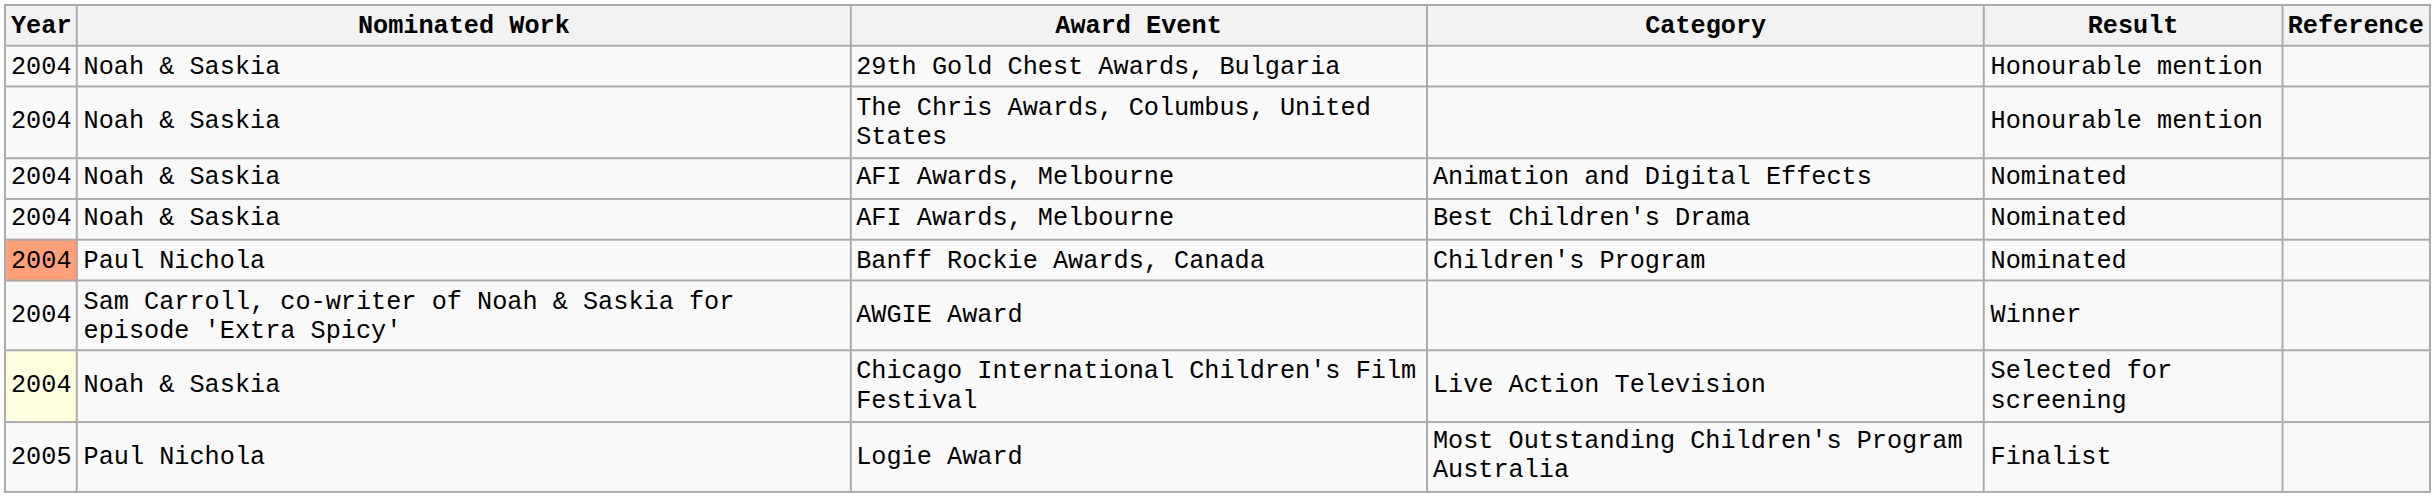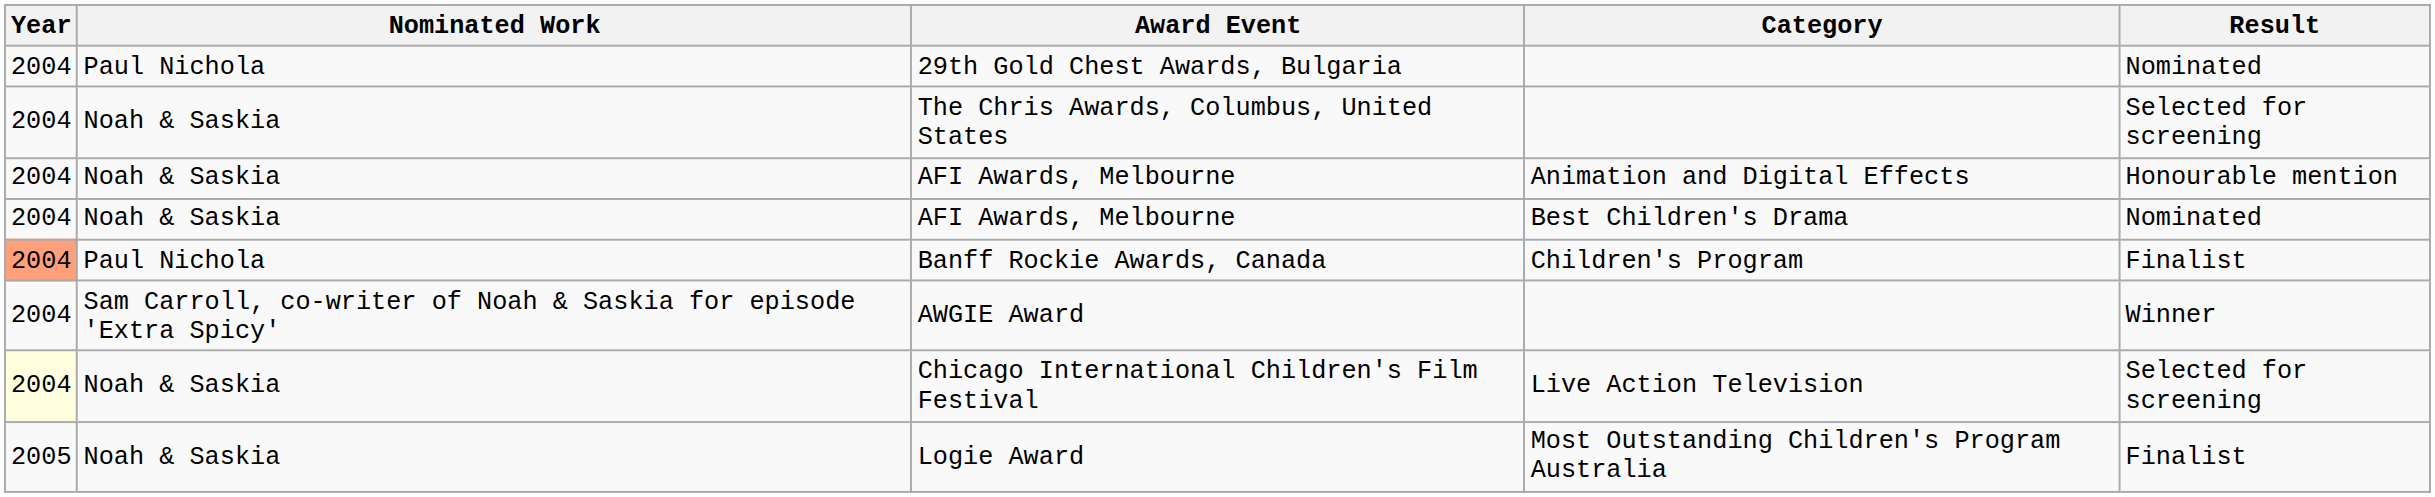- column: (2356, 26)
(182, 67) Noah & Saskia -> (174, 67) Paul Nichola
(2127, 67) Honourable mention -> (2194, 67) Nominated
(2127, 122) Honourable mention -> (2216, 122) Selected for screening
(2059, 178) Nominated -> (2262, 178) Honourable mention
(2059, 260) Nominated -> (2186, 260) Finalist
(174, 456) Paul Nichola -> (182, 456) Noah & Saskia
